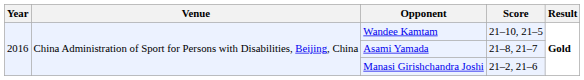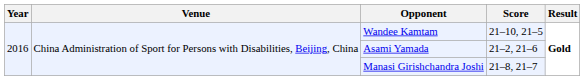(513, 49) 21–8, 21–7 -> (513, 49) 21–2, 21–6
(513, 67) 21–2, 21–6 -> (513, 67) 21–8, 21–7
